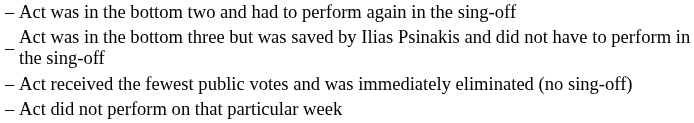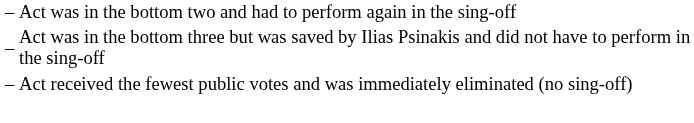- row: (181, 109)
